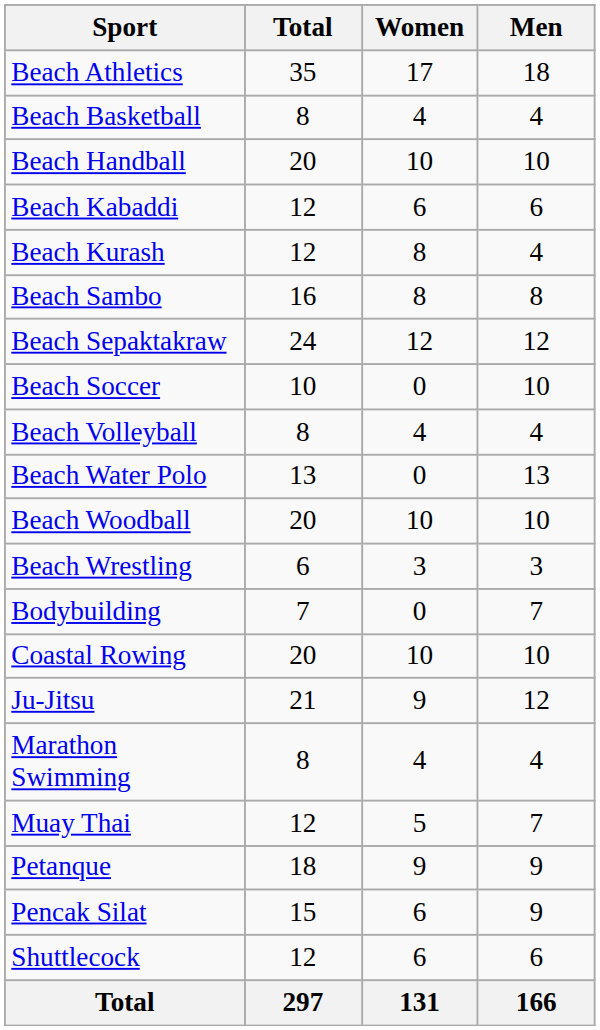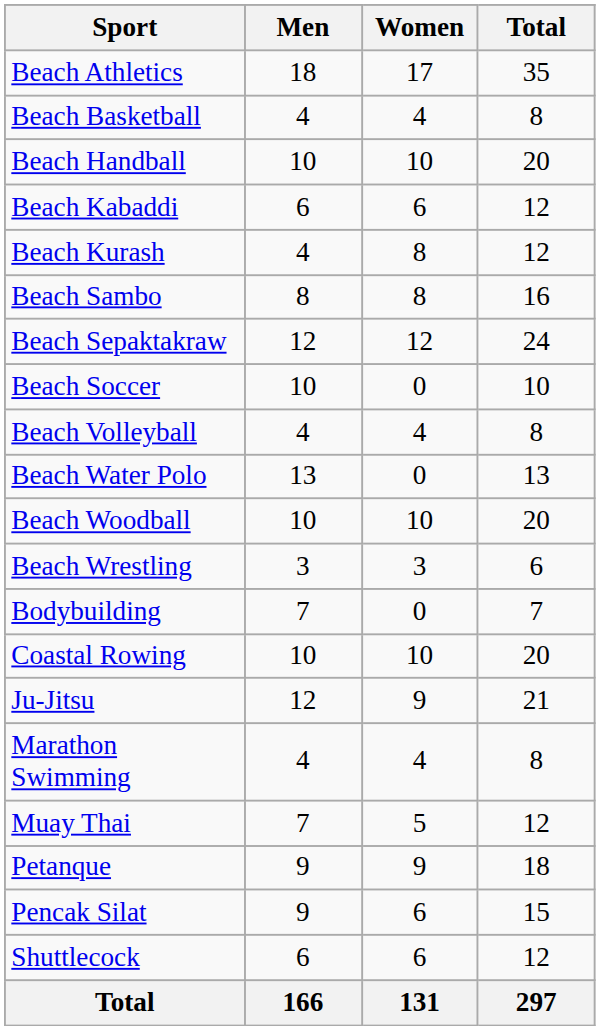columns swapped: (536, 27) <-> (303, 27)
